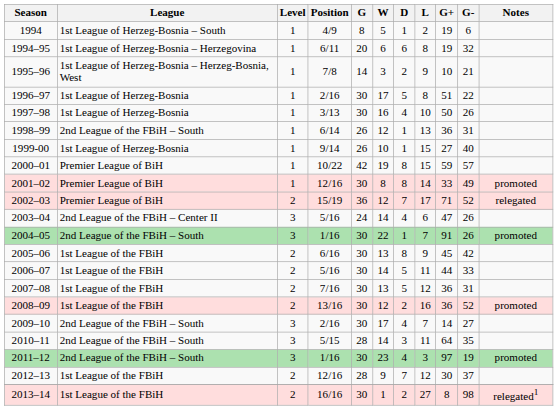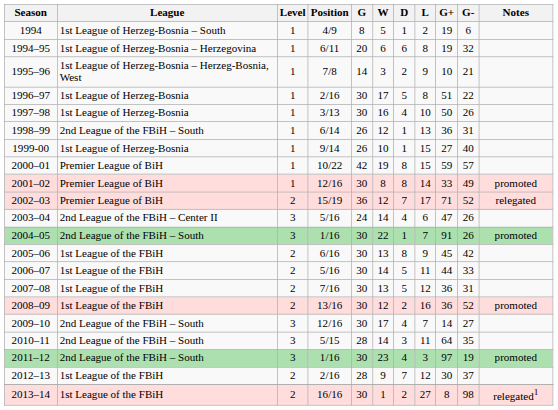(330, 323) 2/16 -> (330, 323) 12/16
(330, 375) 12/16 -> (330, 375) 2/16
